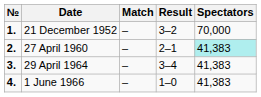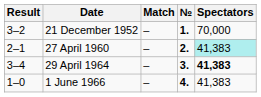columns swapped: (13, 13) <-> (175, 13)
(214, 65) normal -> (214, 65) bold
